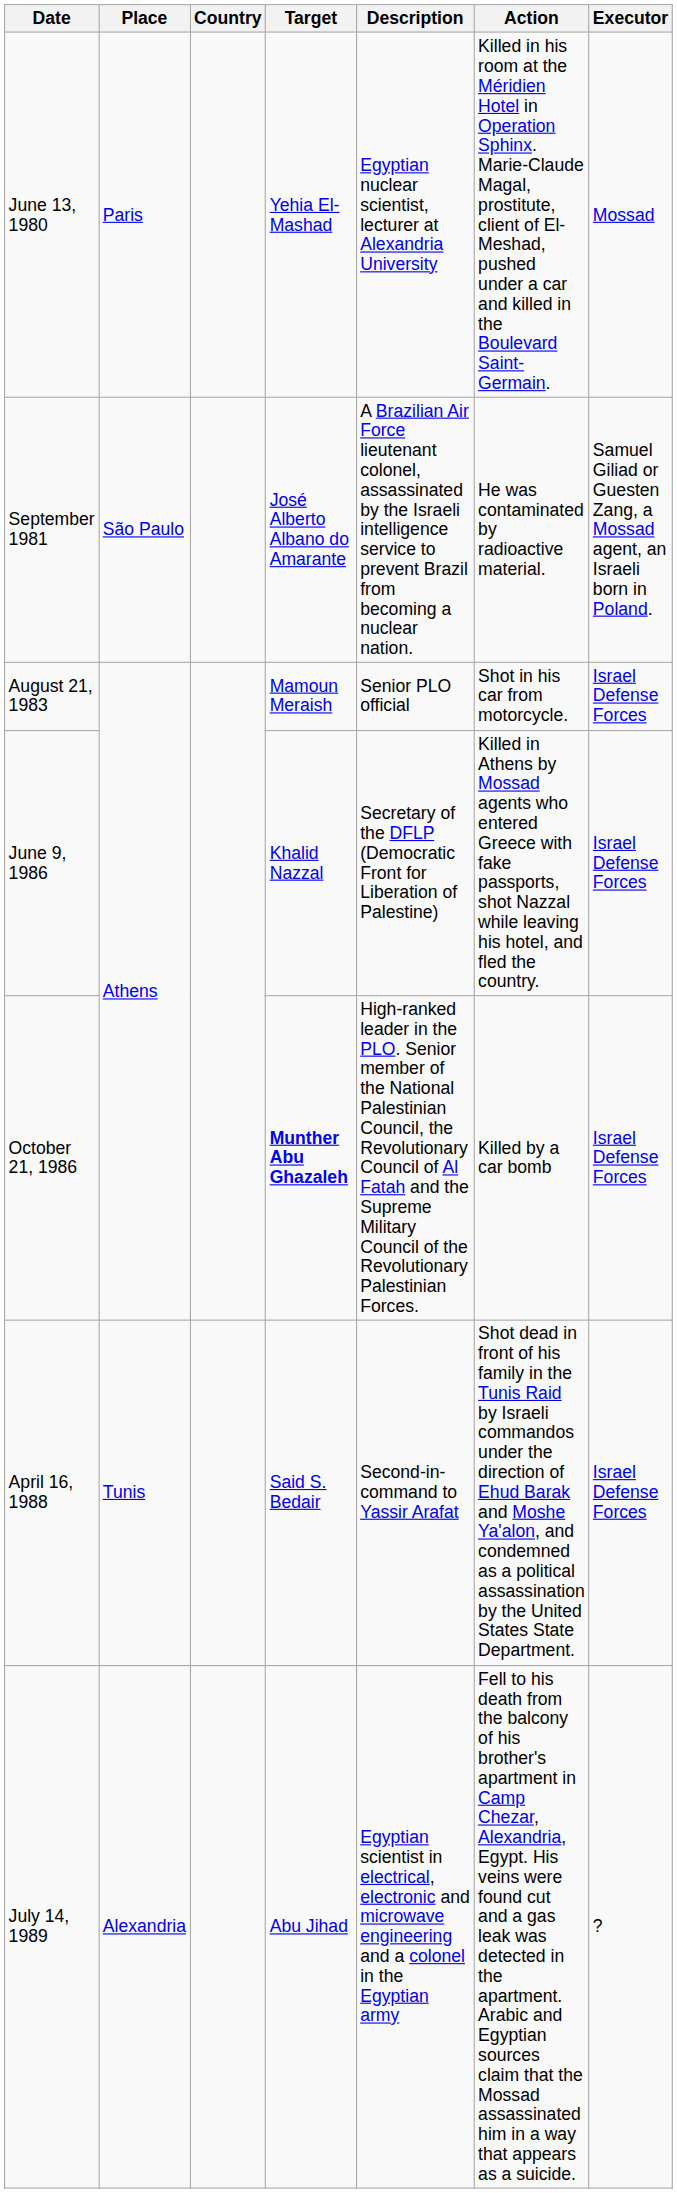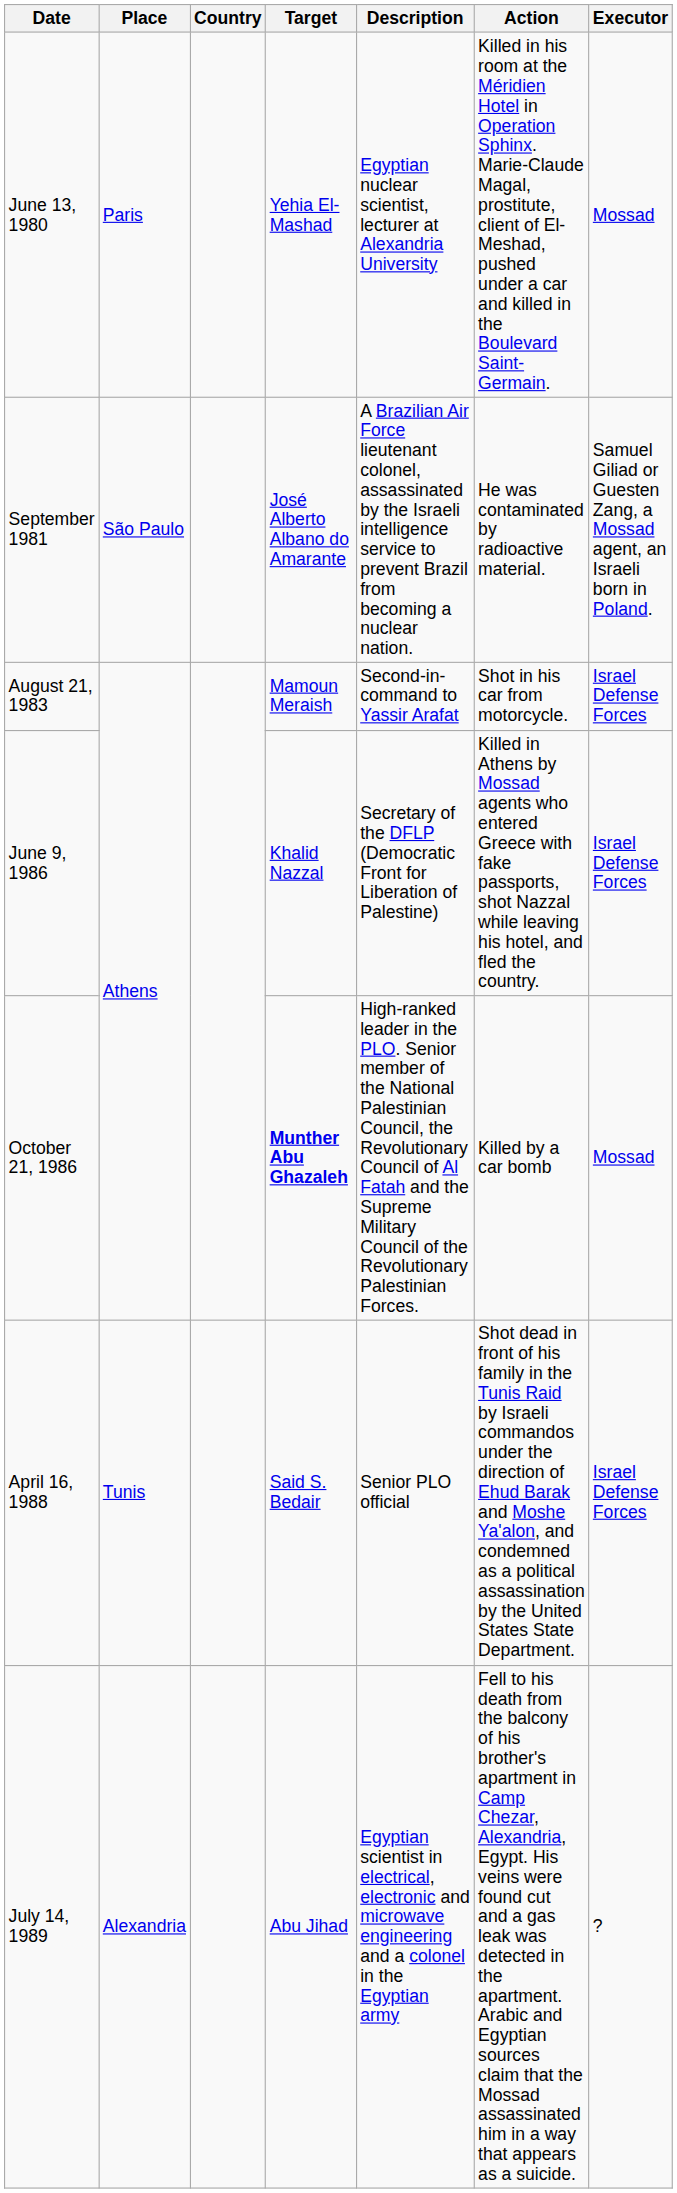(406, 696) Senior PLO official -> (409, 696) Second-in-command to Yassir Arafat
(626, 1157) Israel Defense Forces -> (624, 1157) Mossad
(409, 1492) Second-in-command to Yassir Arafat -> (406, 1492) Senior PLO official
